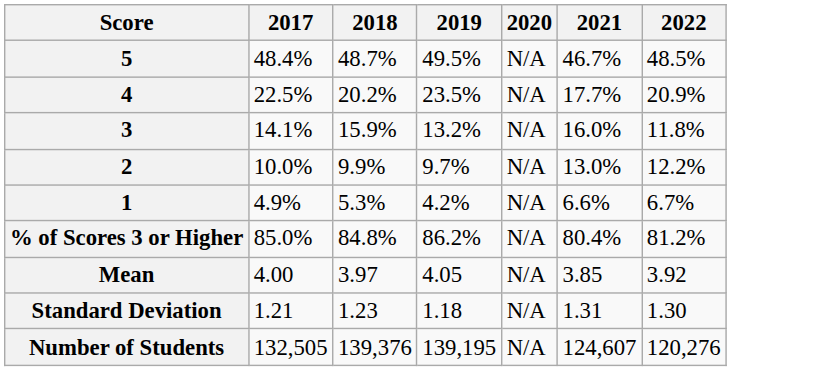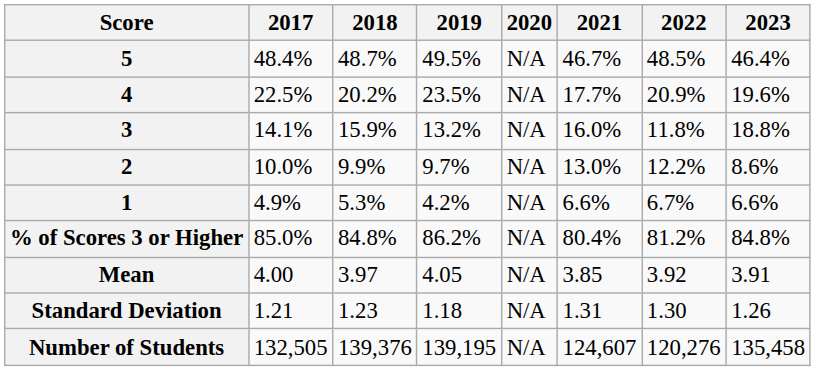+ column: (768, 22)
